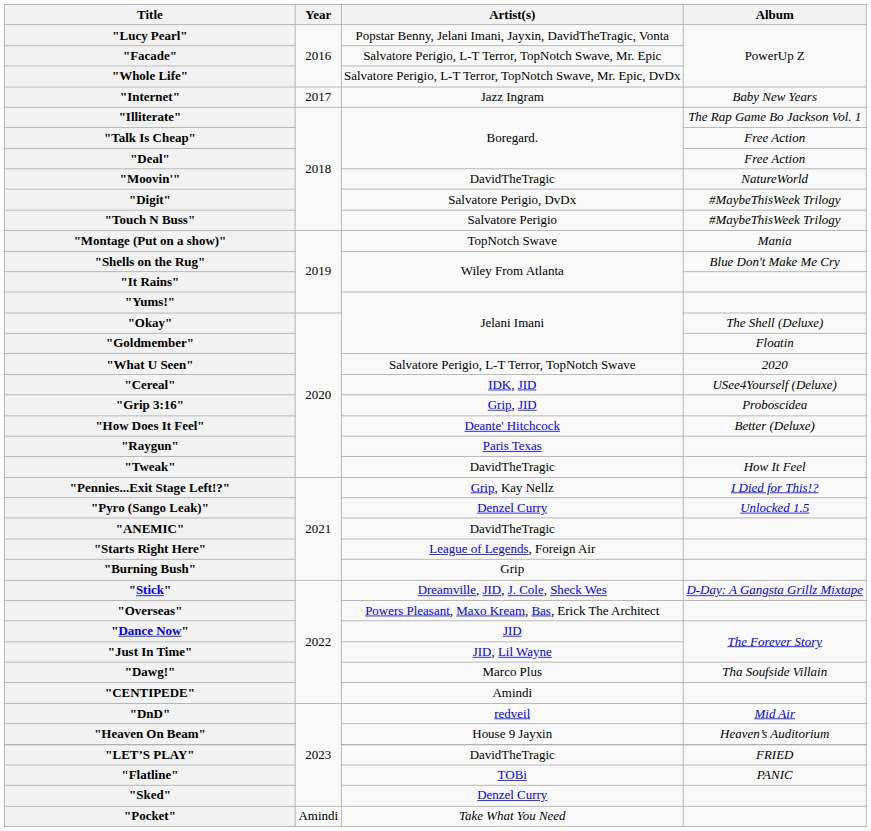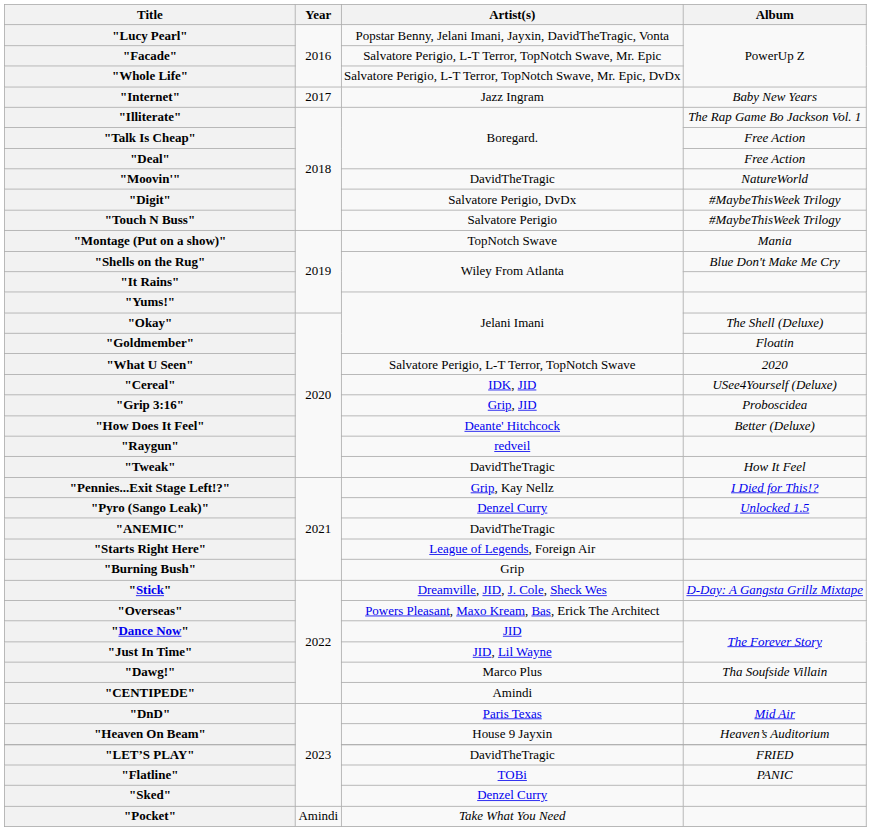(512, 446) Paris Texas -> (512, 446) redveil
(512, 713) redveil -> (512, 713) Paris Texas
